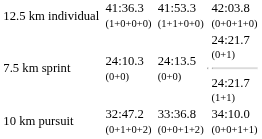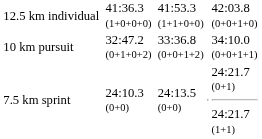rows swapped: (37, 68) <-> (38, 121)
